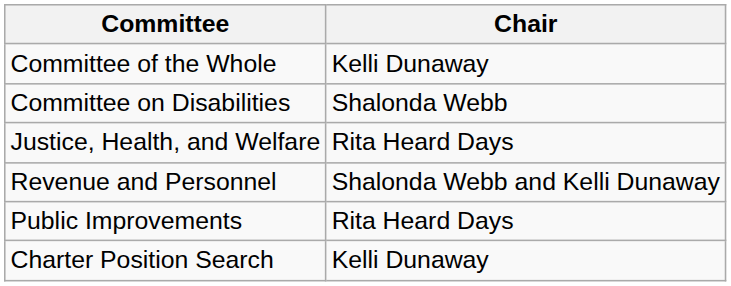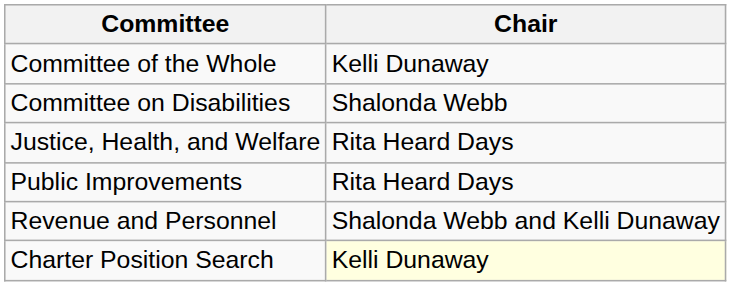rows swapped: (126, 220) <-> (144, 181)
(410, 260) no background -> (410, 260) lightyellow background
